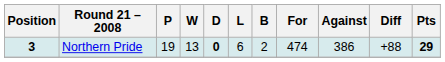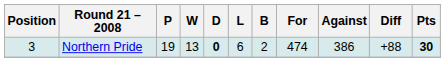(32, 47) bold -> (32, 47) normal
(426, 47) 29 -> (426, 47) 30
